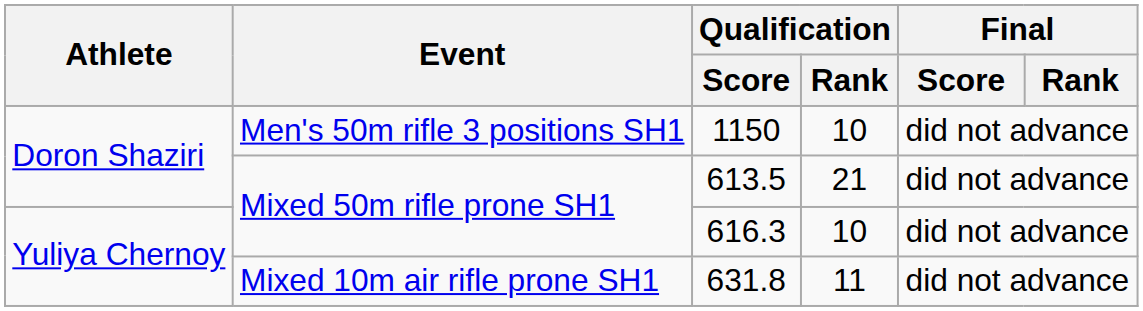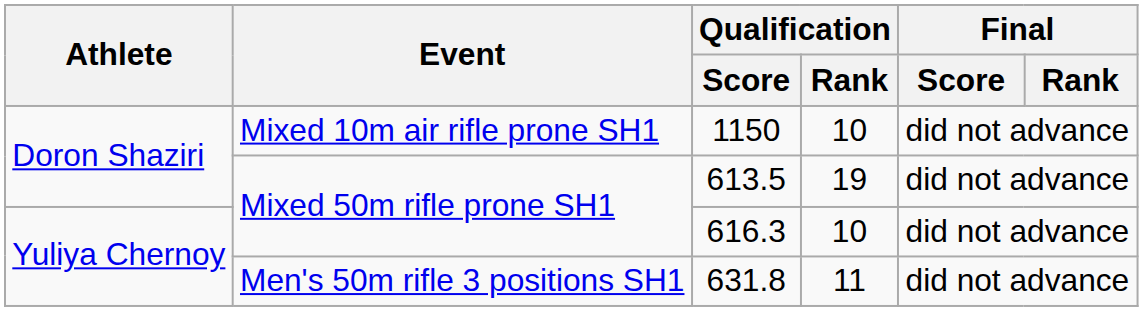(462, 130) Men's 50m rifle 3 positions SH1 -> (450, 130) Mixed 10m air rifle prone SH1
(849, 180) 21 -> (849, 180) 19
(450, 280) Mixed 10m air rifle prone SH1 -> (462, 280) Men's 50m rifle 3 positions SH1
